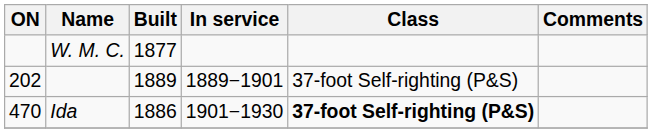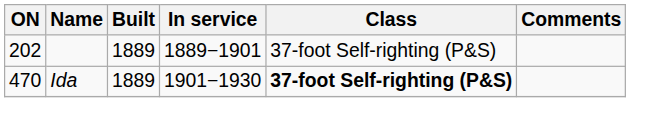- row: (25, 51)
(155, 111) 1886 -> (133, 81) 1889
